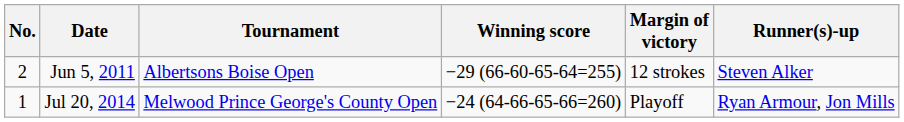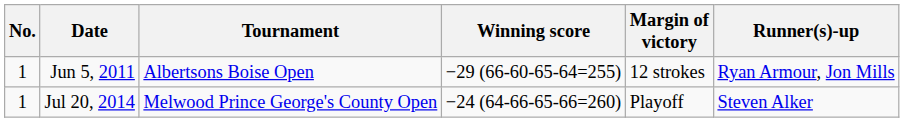(22, 71) 2 -> (22, 71) 1
(765, 71) Steven Alker -> (806, 71) Ryan Armour, Jon Mills
(806, 102) Ryan Armour, Jon Mills -> (765, 102) Steven Alker
